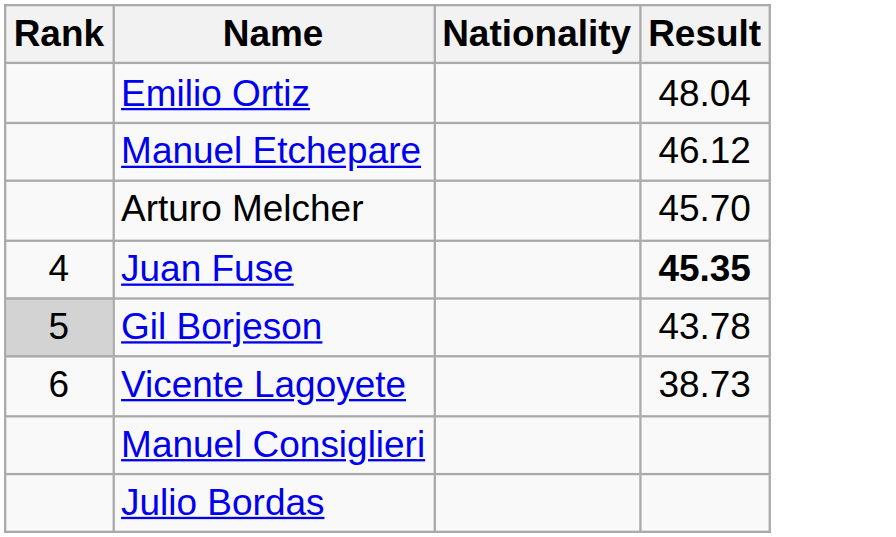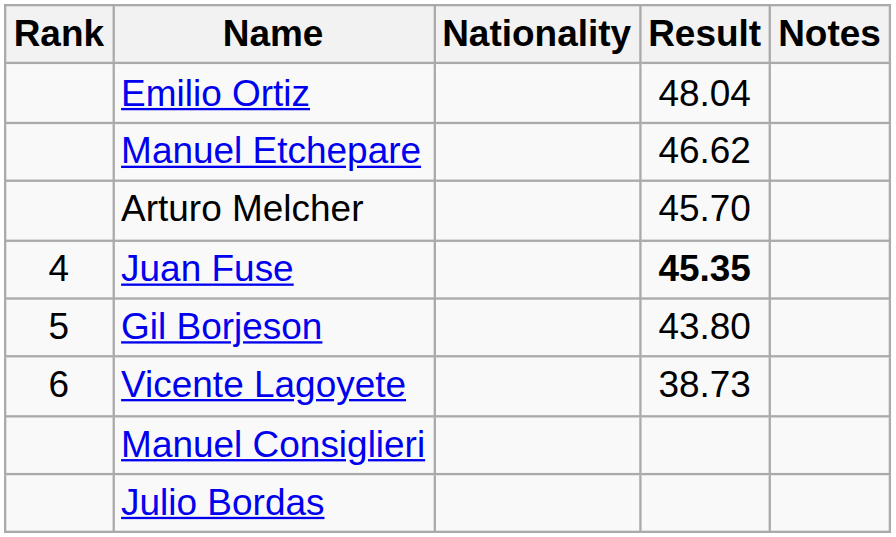+ column: (830, 33)
(705, 151) 46.12 -> (705, 151) 46.62
(59, 326) lightgrey background -> (59, 326) no background
(705, 326) 43.78 -> (705, 326) 43.80
